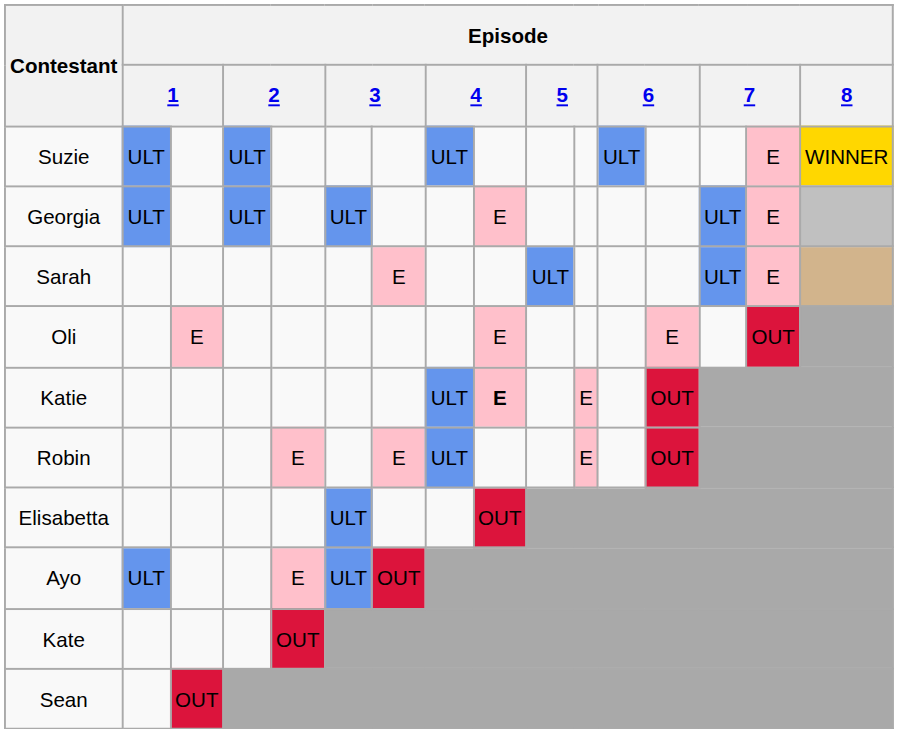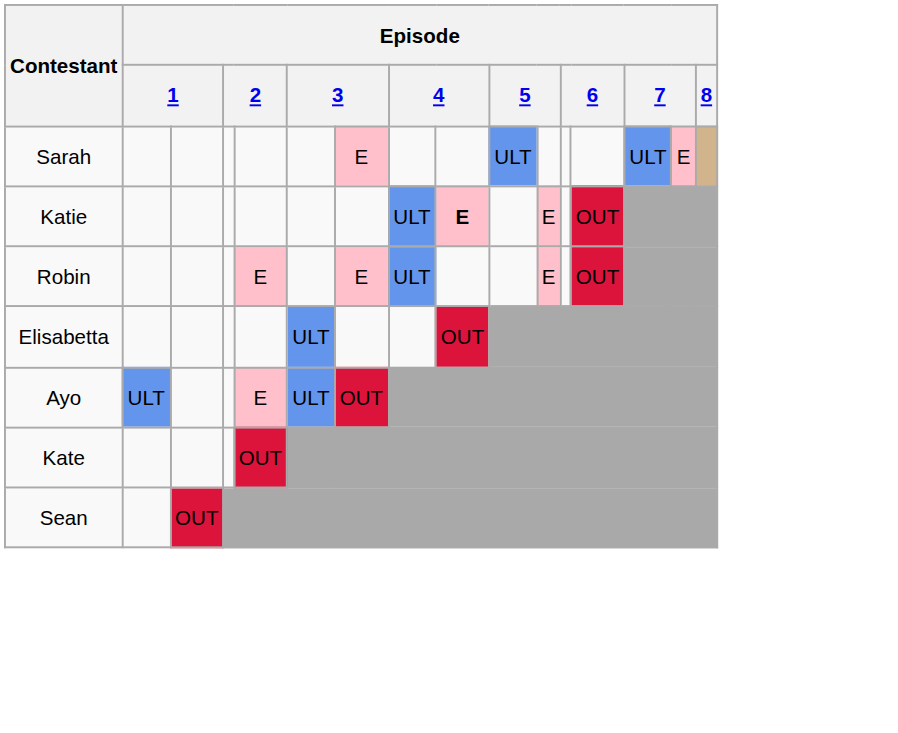- row: (64, 155)
- row: (64, 216)
- row: (64, 336)
